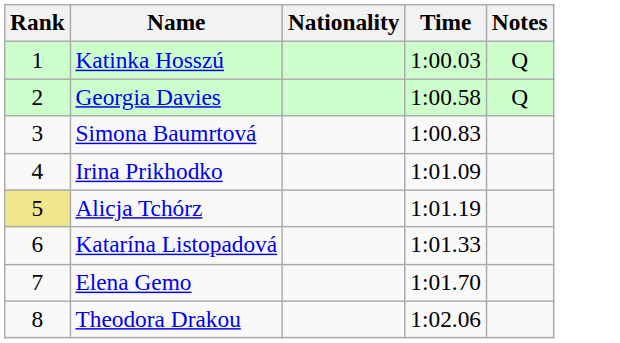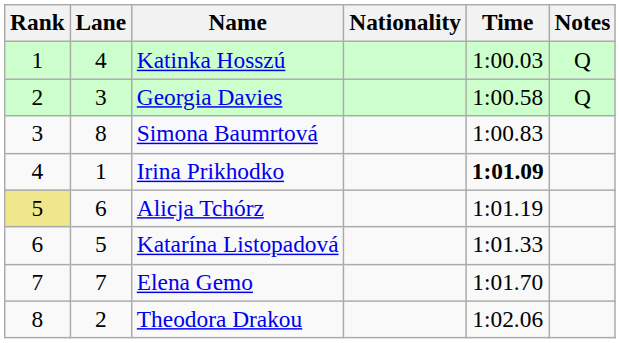+ column: (101, 23)
(446, 171) normal -> (508, 171) bold
